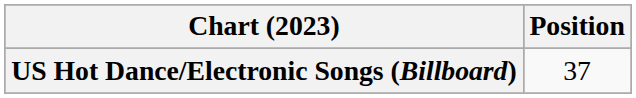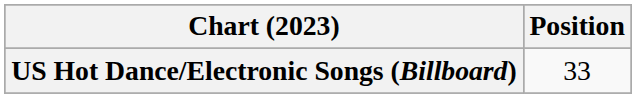(577, 70) 37 -> (577, 70) 33
